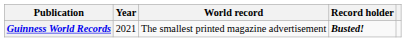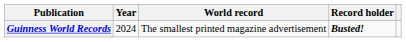(126, 28) 2021 -> (126, 28) 2024
